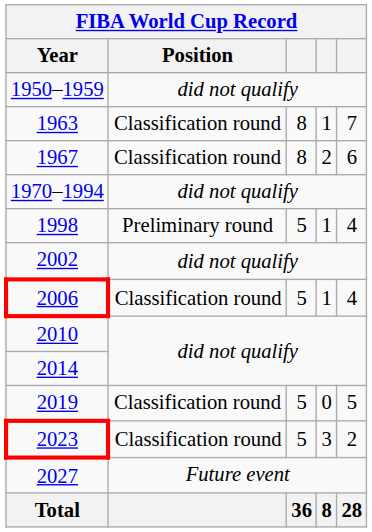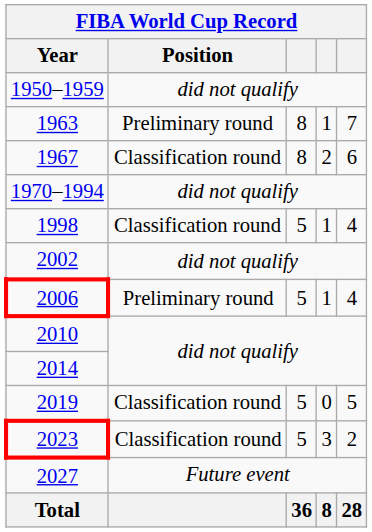(198, 123) Classification round -> (198, 123) Preliminary round
(198, 226) Preliminary round -> (198, 226) Classification round
(198, 297) Classification round -> (198, 297) Preliminary round
